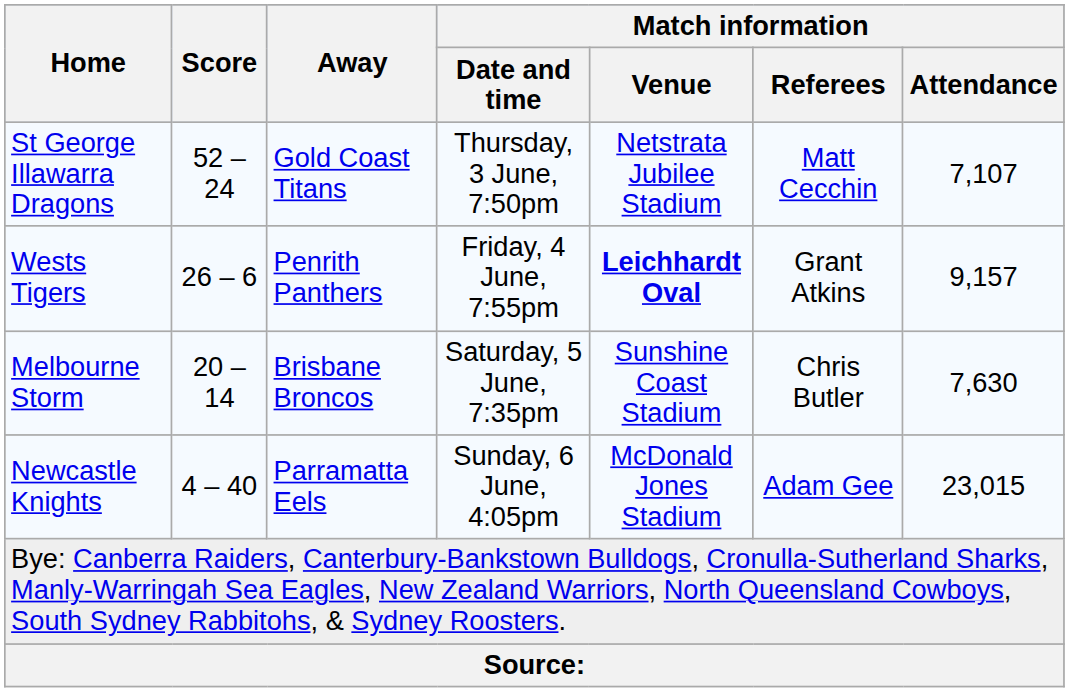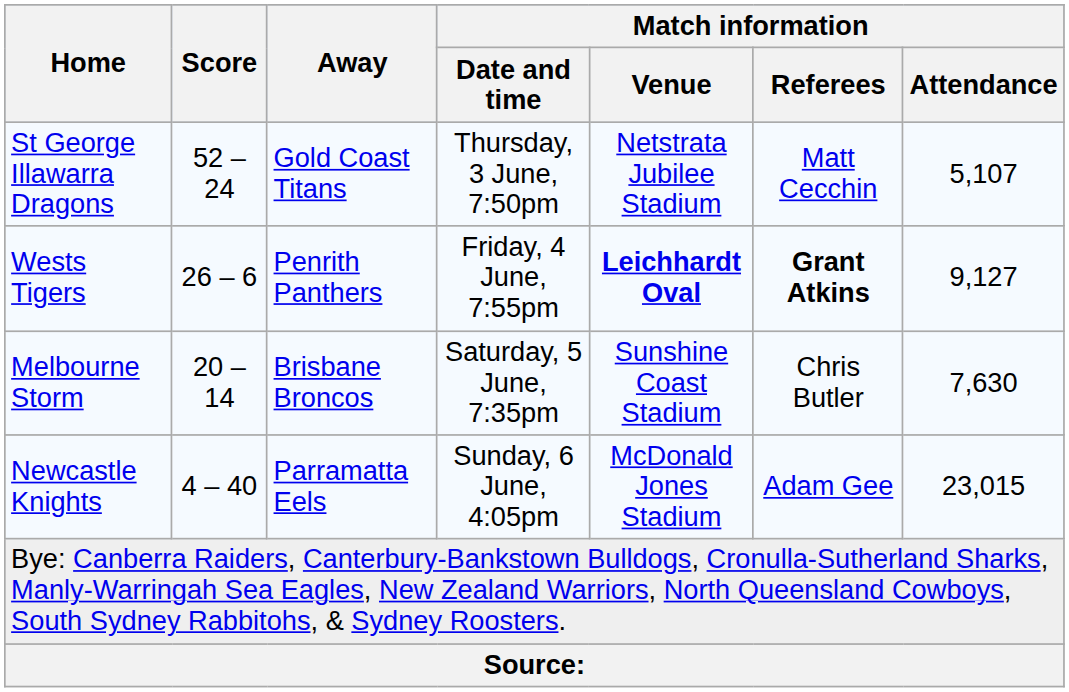(984, 173) 7,107 -> (984, 173) 5,107
(828, 277) normal -> (828, 277) bold
(984, 277) 9,157 -> (984, 277) 9,127
